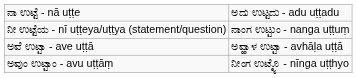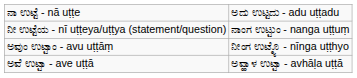rows swapped: (60, 64) <-> (50, 47)
